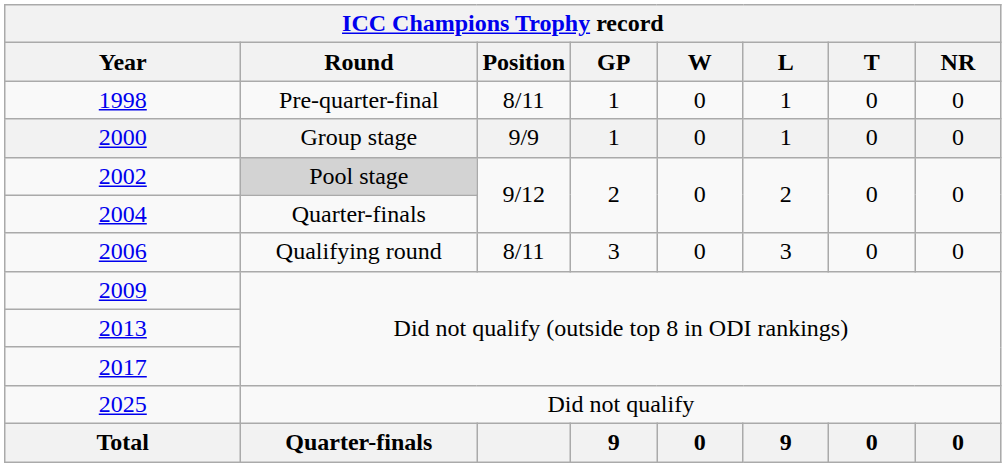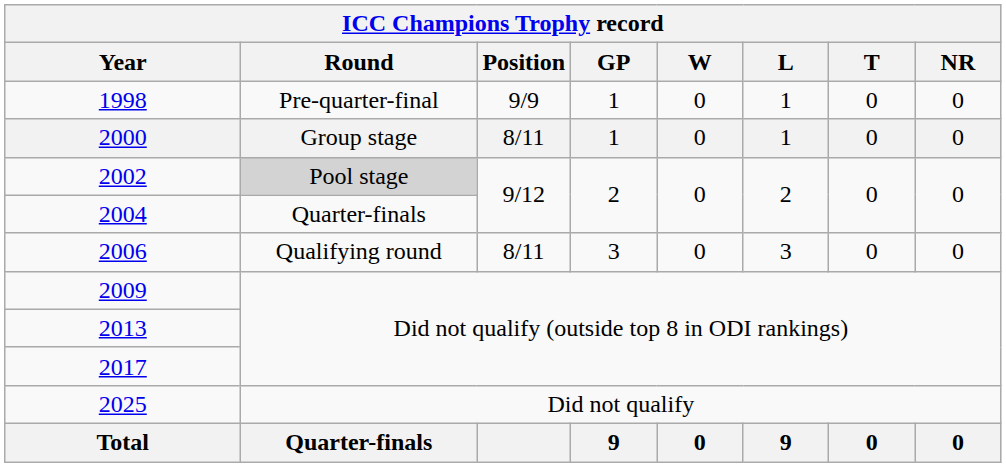(524, 99) 8/11 -> (524, 99) 9/9
(524, 137) 9/9 -> (524, 137) 8/11
